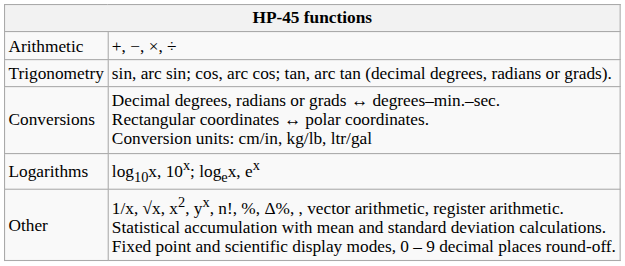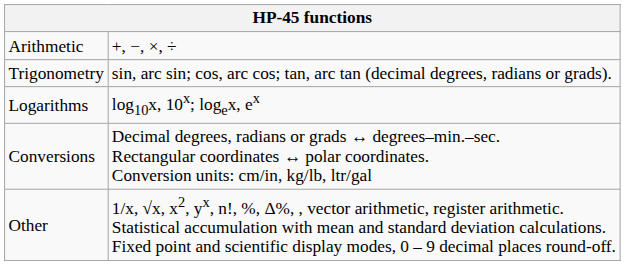rows swapped: (48, 171) <-> (52, 119)
